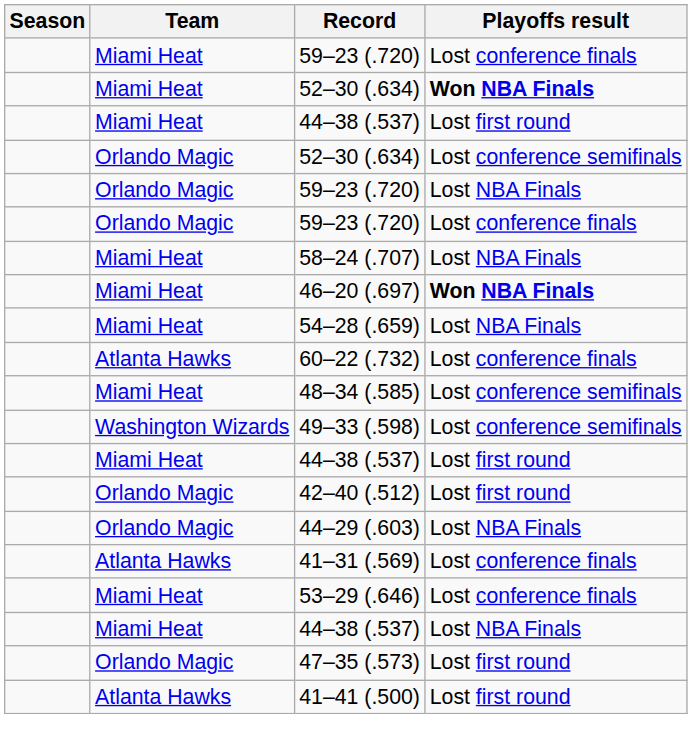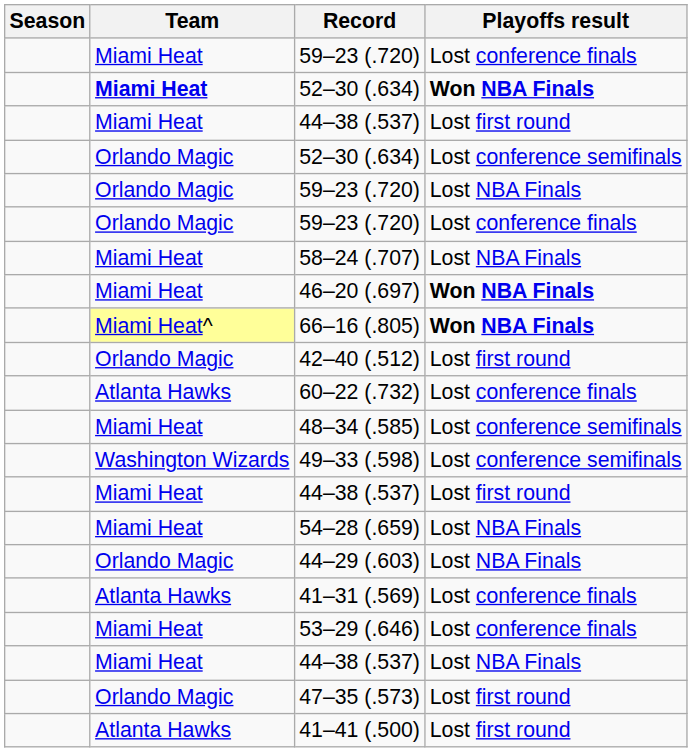(149, 88) normal -> (151, 88) bold
+ row: (360, 325)
rows swapped: (360, 325) <-> (360, 493)
